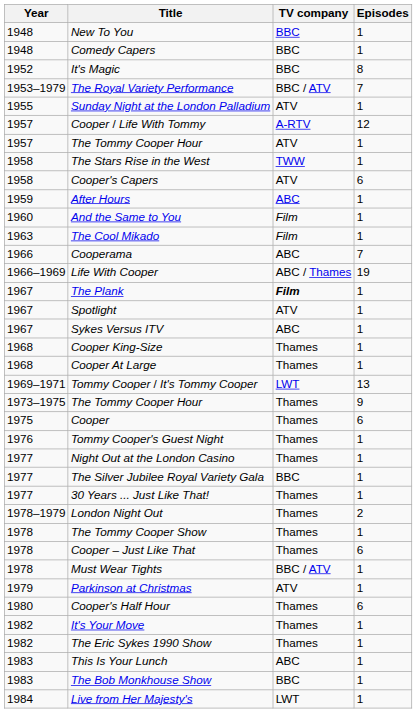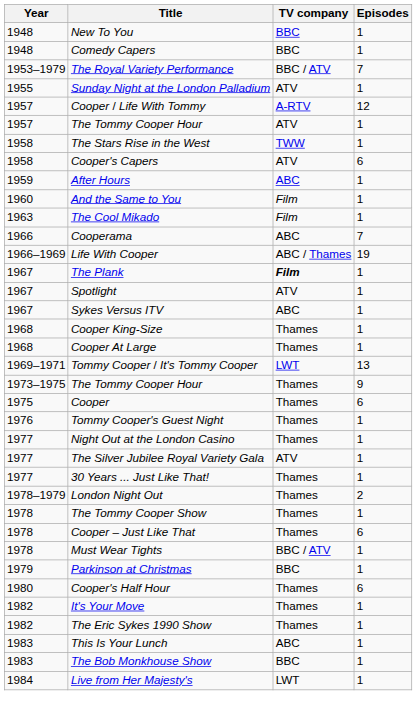- row: (20, 69)
(288, 476) BBC -> (287, 458) ATV
(287, 587) ATV -> (288, 569) BBC
